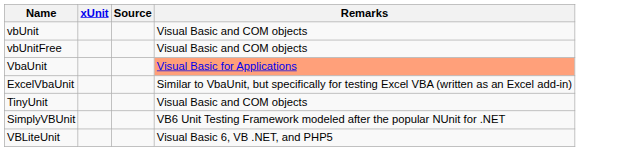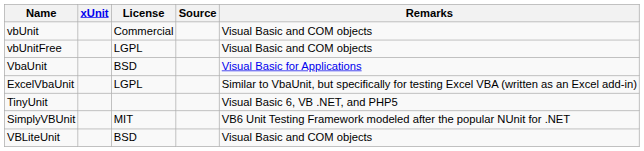+ column: (144, 13)
(227, 66) lightsalmon background -> (292, 66) no background
(232, 102) Visual Basic and COM objects -> (310, 102) Visual Basic 6, VB .NET, and PHP5
(245, 137) Visual Basic 6, VB .NET, and PHP5 -> (297, 137) Visual Basic and COM objects
